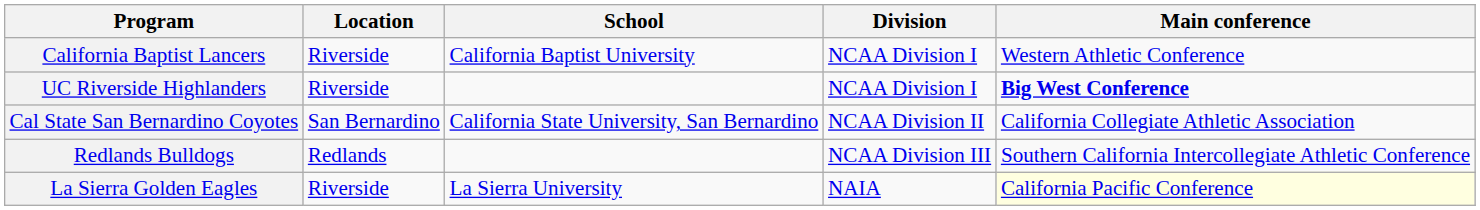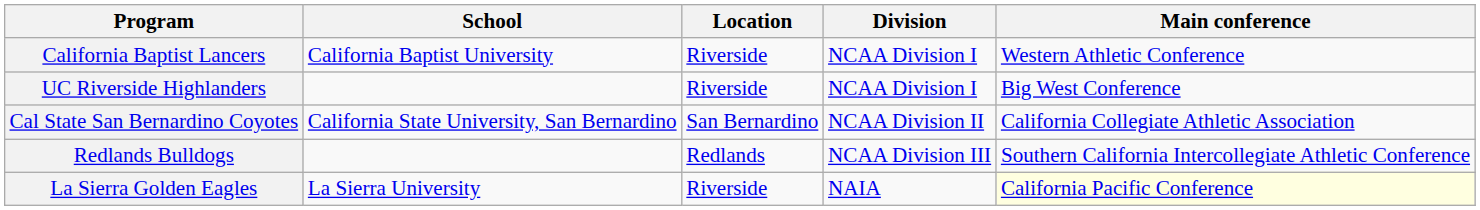columns swapped: (634, 21) <-> (374, 21)
(1095, 88) bold -> (1091, 88) normal
